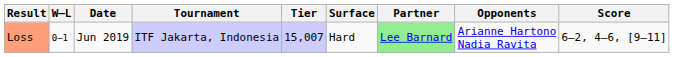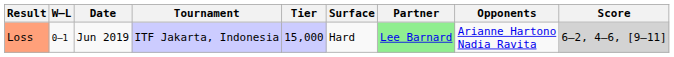(304, 37) 15,007 -> (304, 37) 15,000
(614, 37) no background -> (614, 37) lightgrey background
